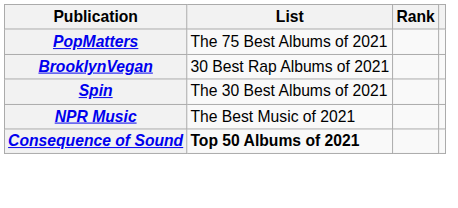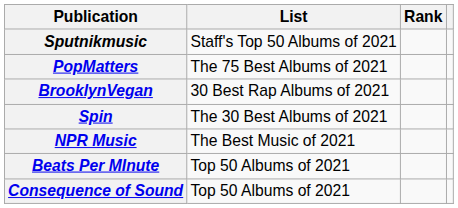+ row: (96, 41)
+ row: (96, 166)
(275, 141) bold -> (270, 191) normal
